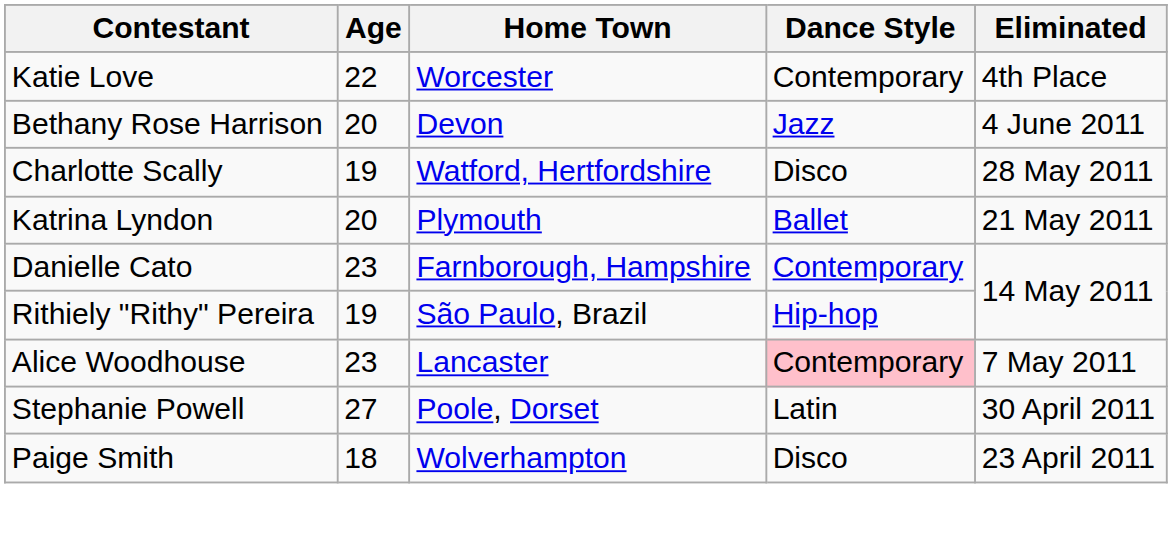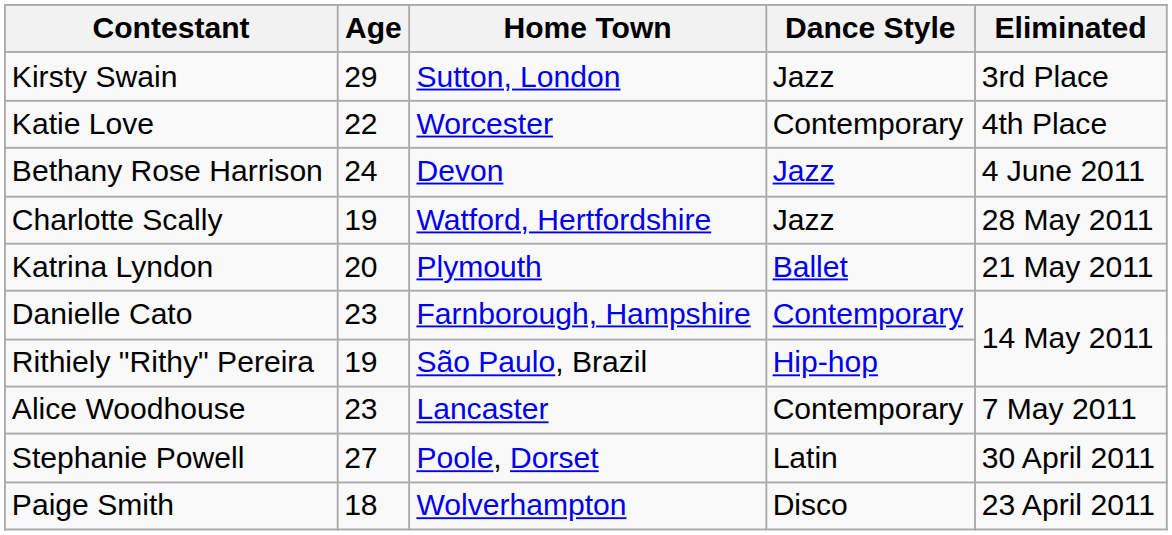+ row: (95, 76)
(361, 123) 20 -> (361, 171) 24
(810, 171) Disco -> (804, 219) Jazz
(868, 362) pink background -> (868, 409) no background
